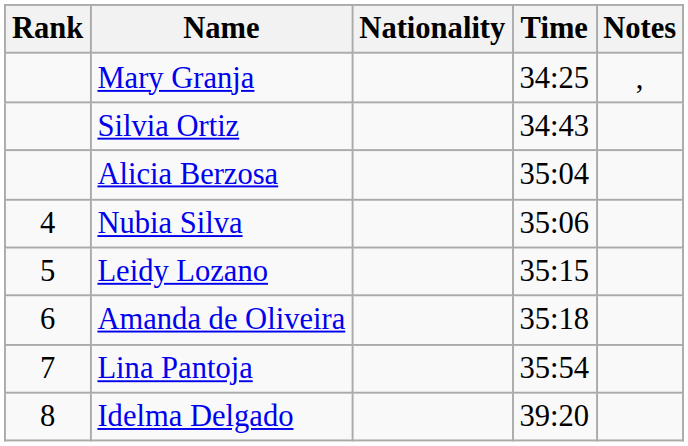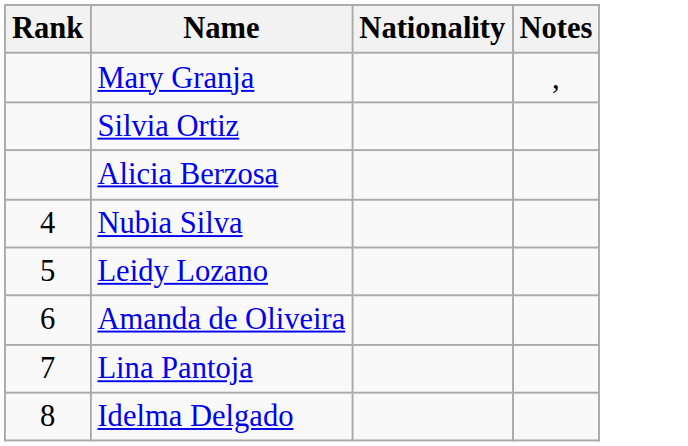- column: (554, 28)
